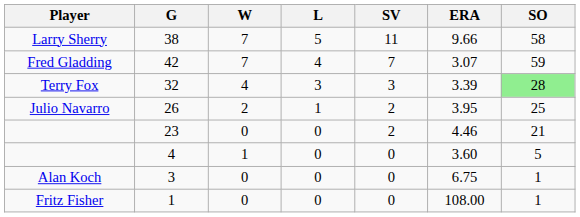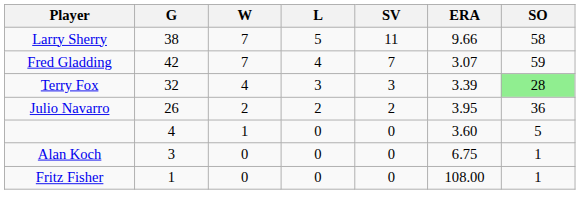(318, 108) 1 -> (318, 108) 2
(538, 108) 25 -> (538, 108) 36
- row: (171, 131)
